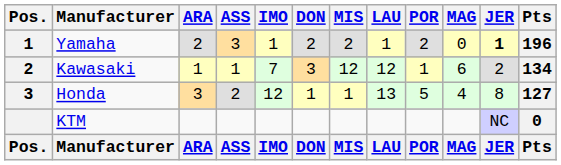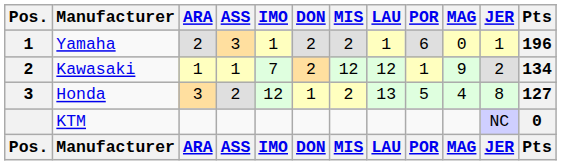(424, 44) 2 -> (424, 44) 6
(499, 44) bold -> (499, 44) normal
(311, 70) 3 -> (311, 70) 2
(462, 70) 6 -> (462, 70) 9
(349, 96) 1 -> (349, 96) 2
